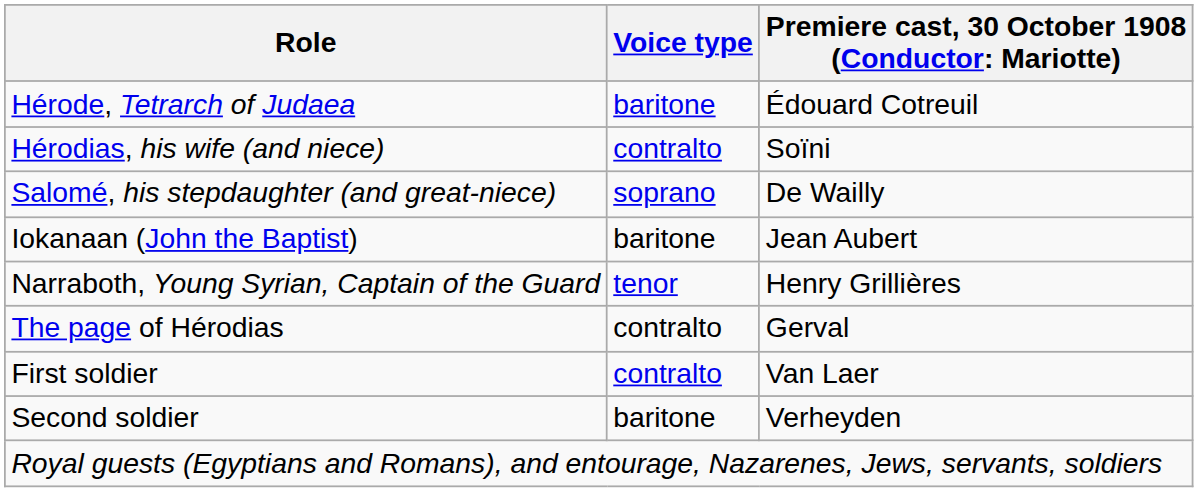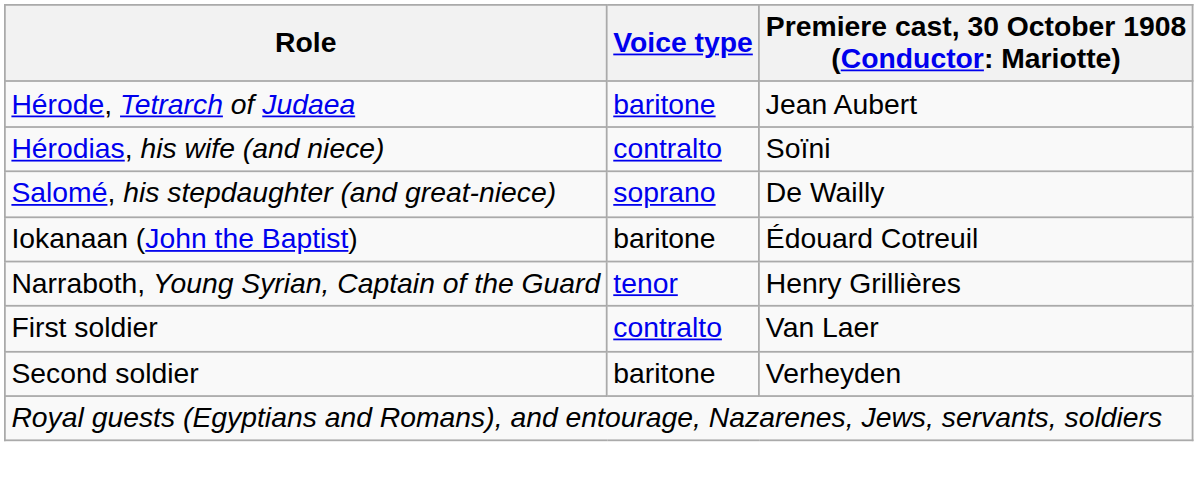(872, 103) Édouard Cotreuil -> (841, 103) Jean Aubert
(841, 238) Jean Aubert -> (872, 238) Édouard Cotreuil
- row: (148, 328)
